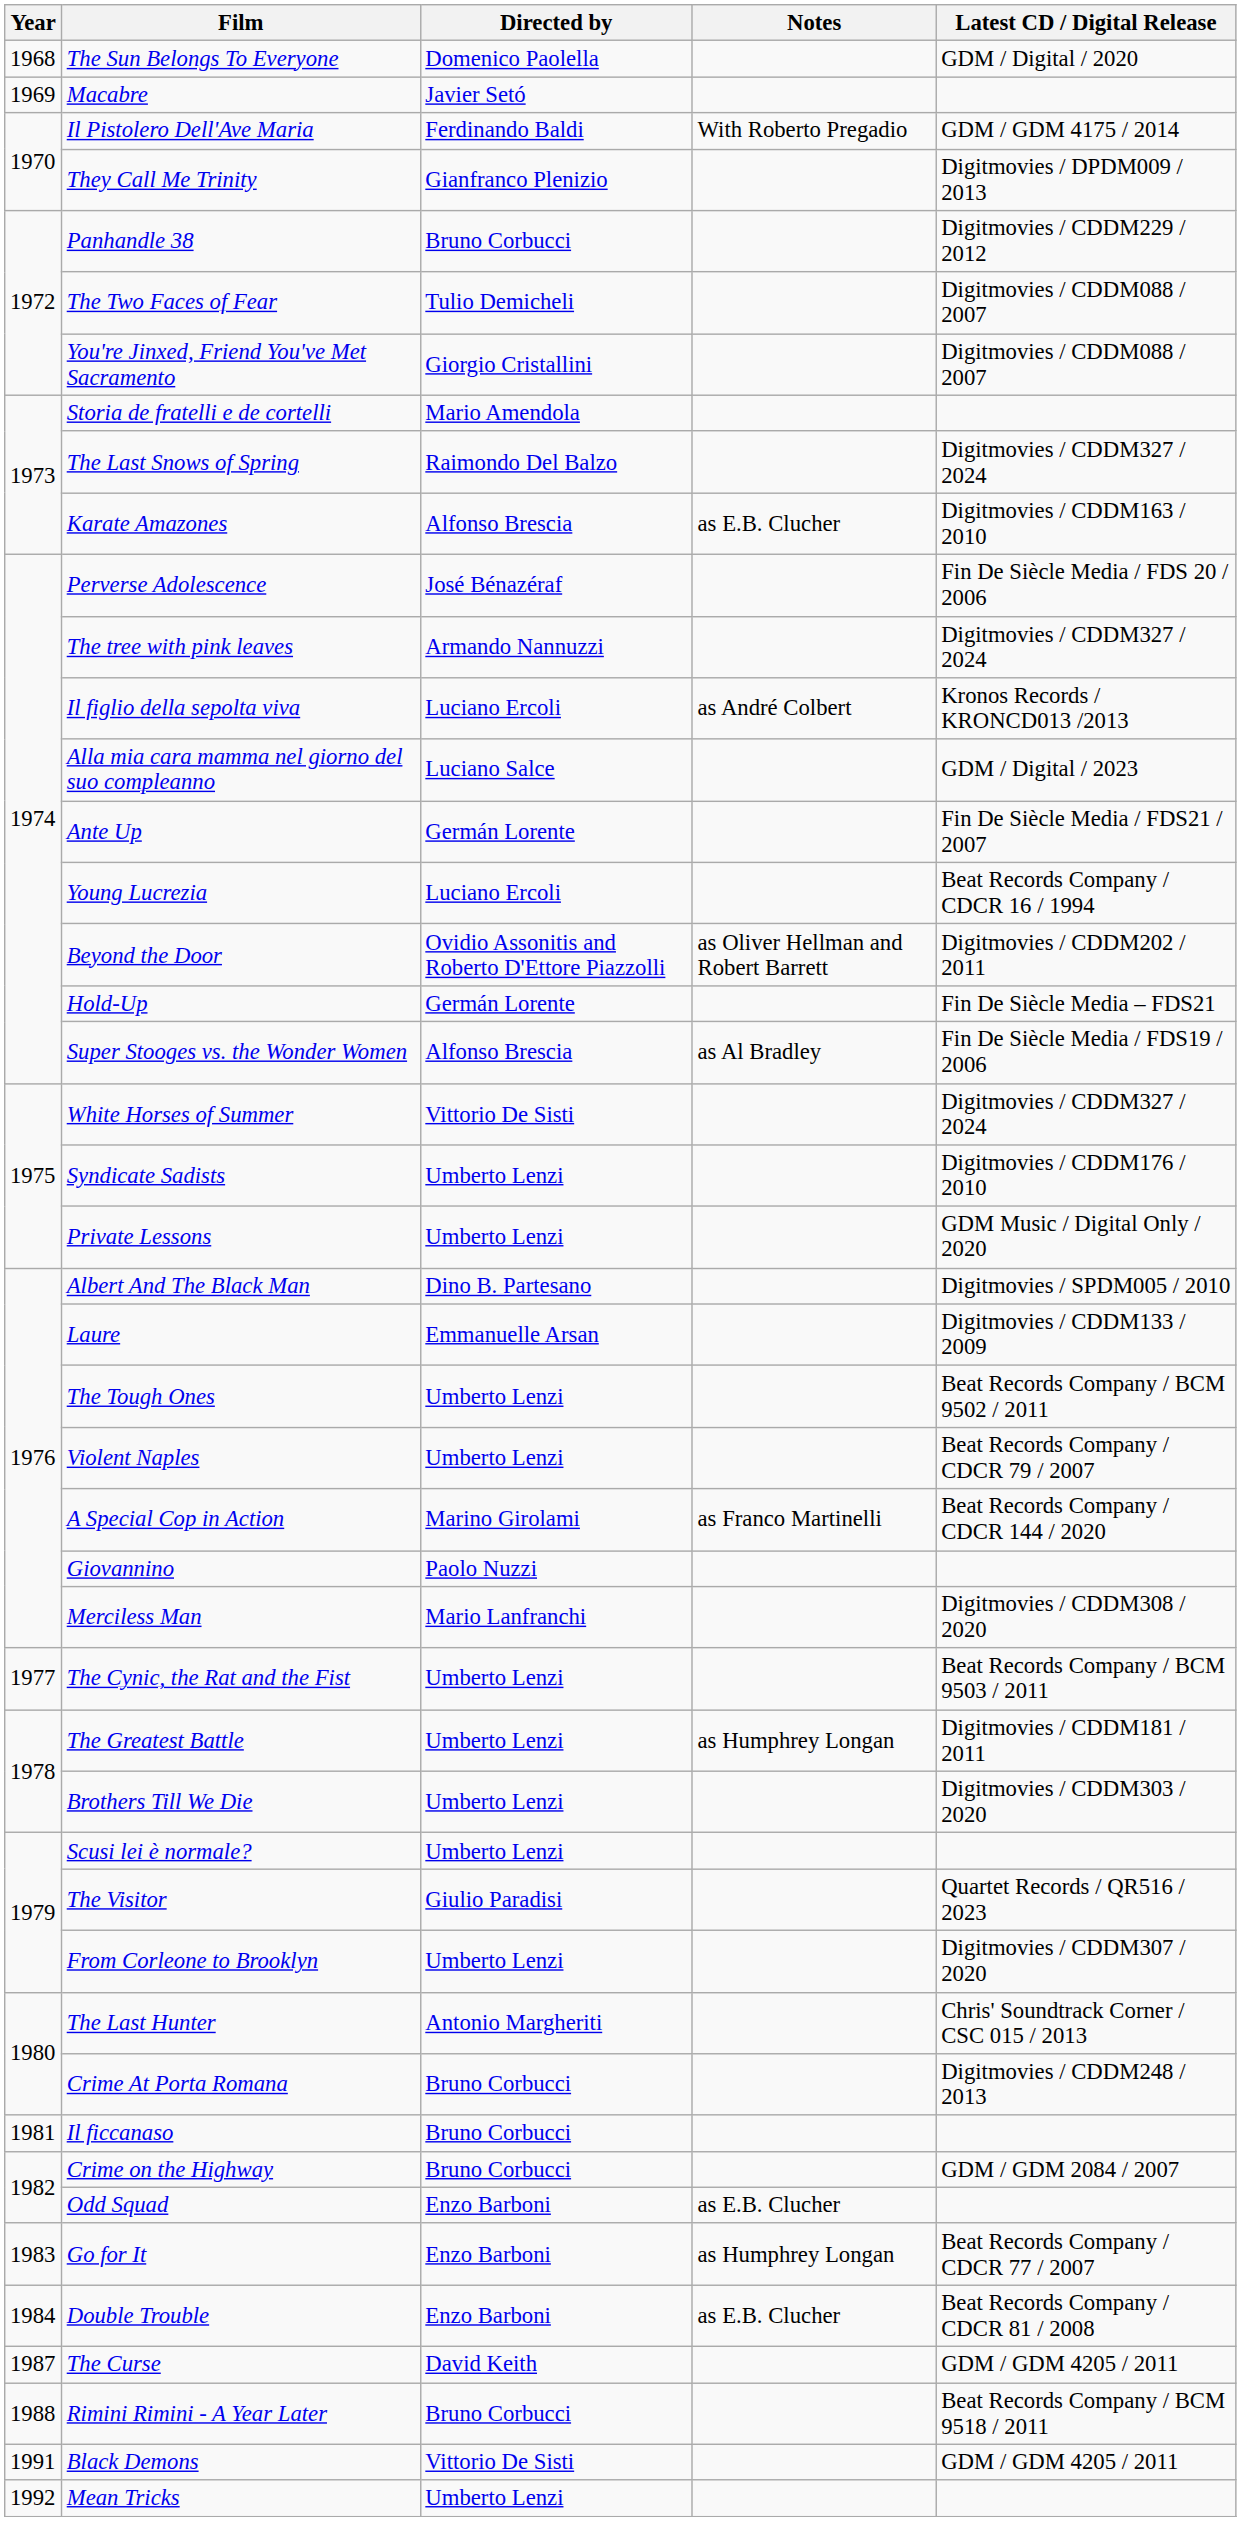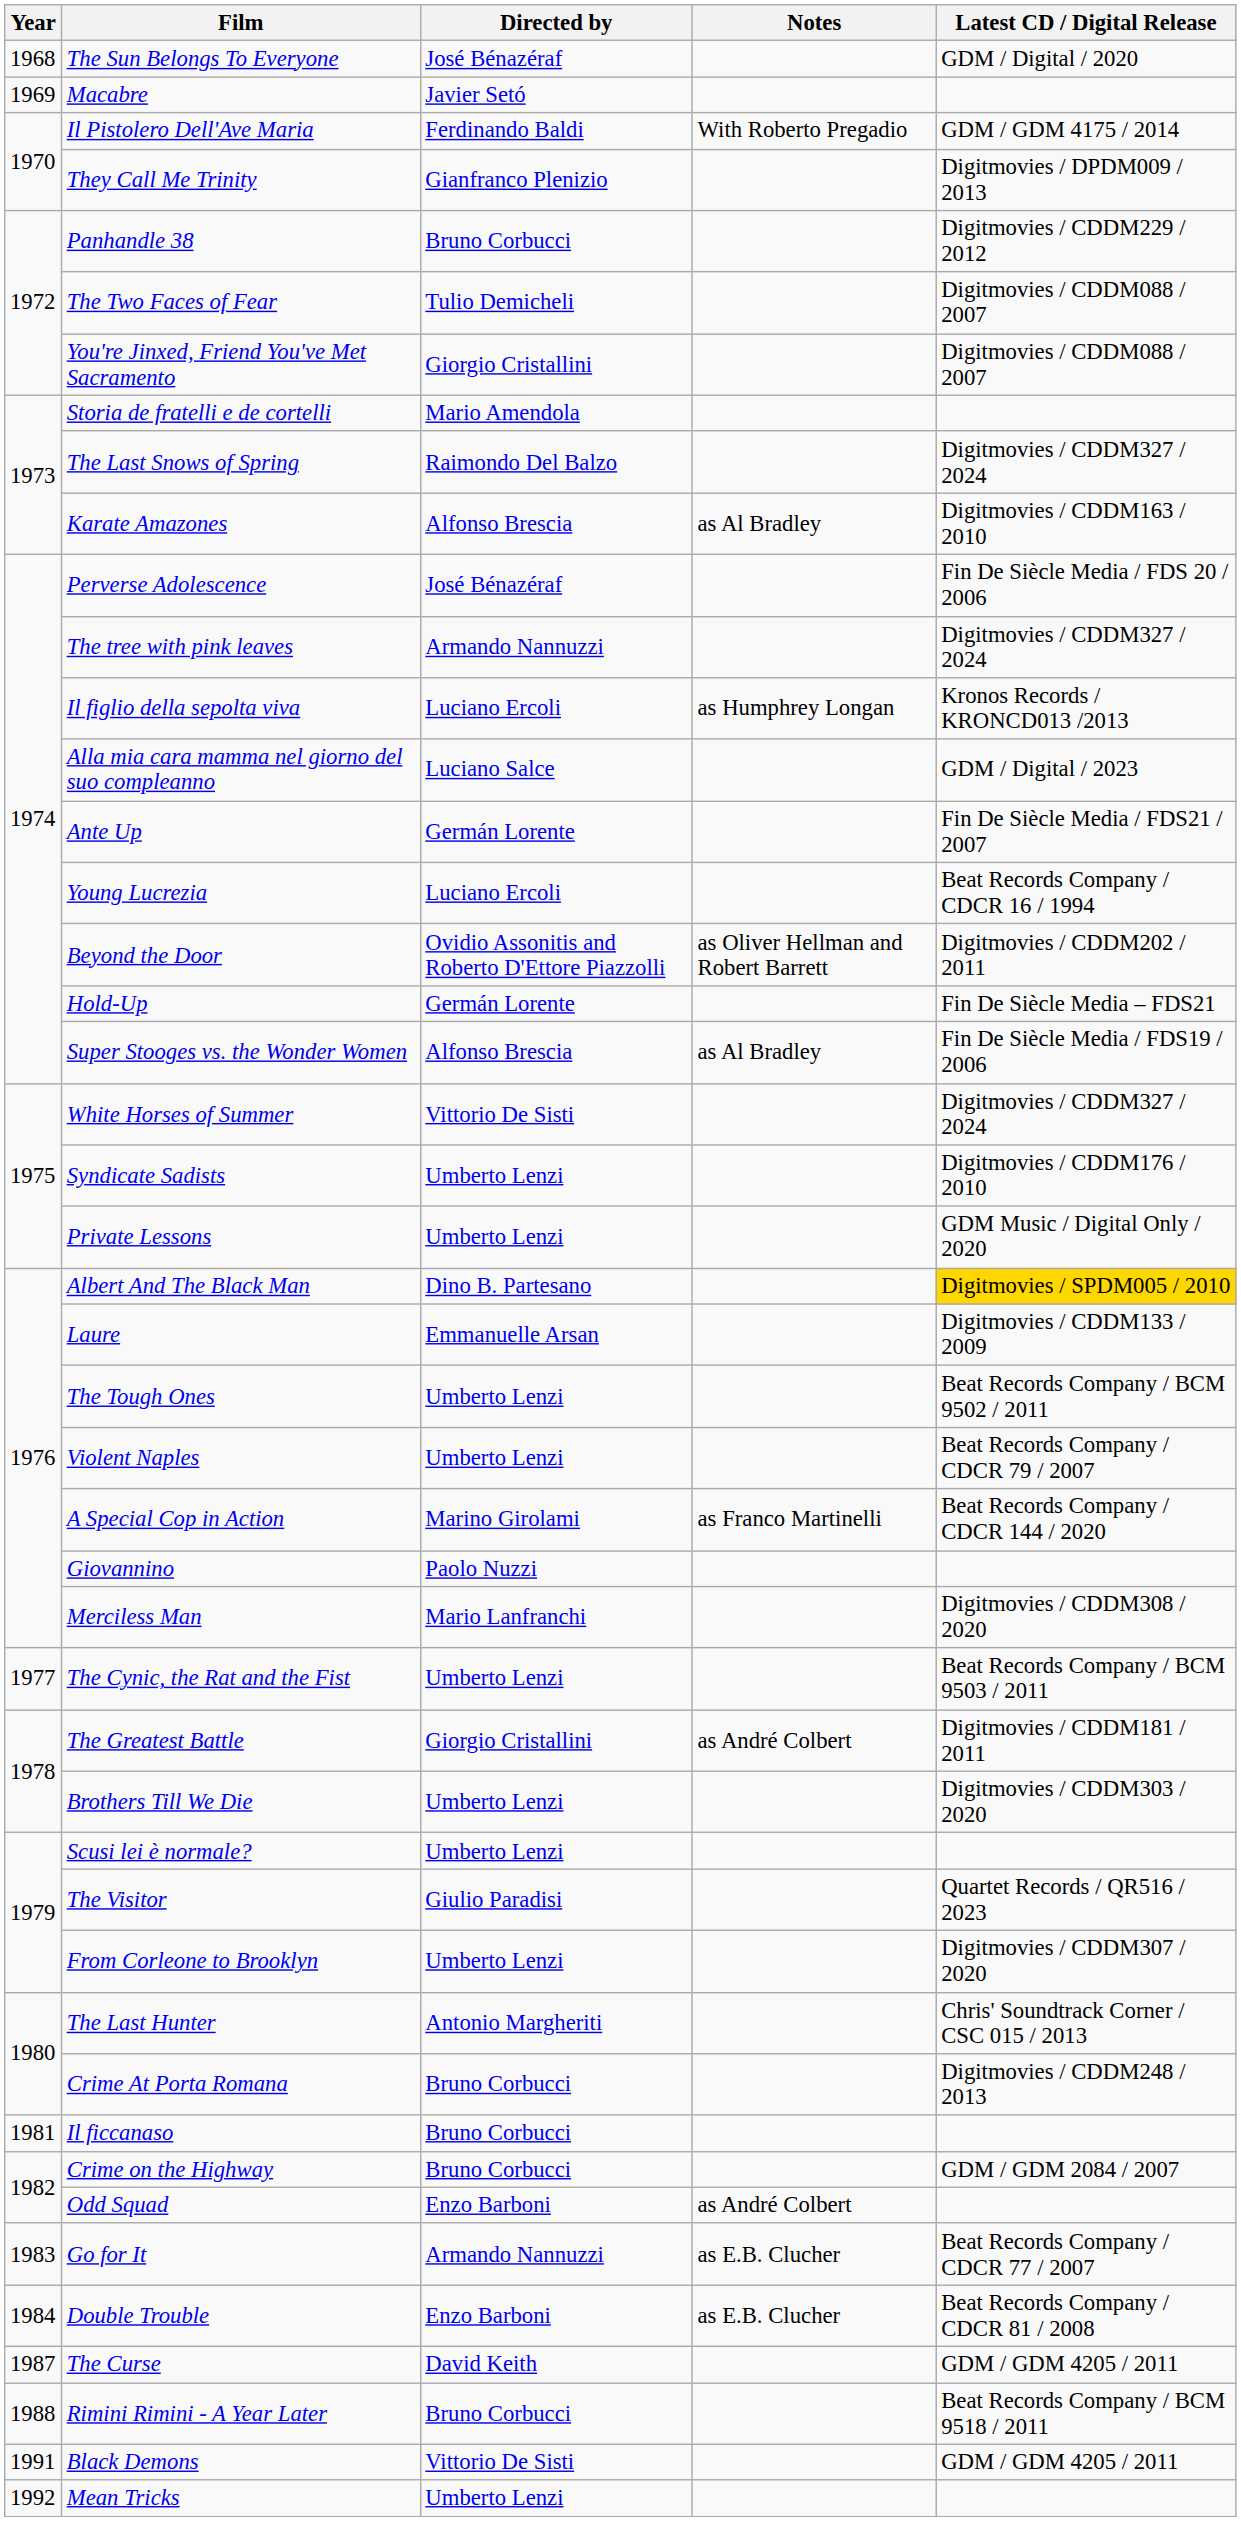(512, 58) Domenico Paolella -> (494, 58) José Bénazéraf
(769, 523) as E.B. Clucher -> (759, 523) as Al Bradley
(775, 708) as André Colbert -> (796, 708) as Humphrey Longan
(1086, 1285) no background -> (1086, 1285) gold background
(494, 1740) Umberto Lenzi -> (509, 1740) Giorgio Cristallini
(796, 1740) as Humphrey Longan -> (775, 1740) as André Colbert
(769, 2205) as E.B. Clucher -> (775, 2205) as André Colbert
(488, 2253) Enzo Barboni -> (515, 2253) Armando Nannuzzi
(796, 2253) as Humphrey Longan -> (769, 2253) as E.B. Clucher
